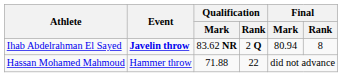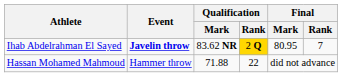(254, 47) no background -> (254, 47) gold background
(286, 47) 80.94 -> (286, 47) 80.95
(320, 47) 8 -> (320, 47) 7
